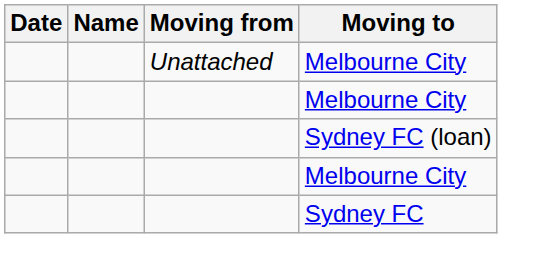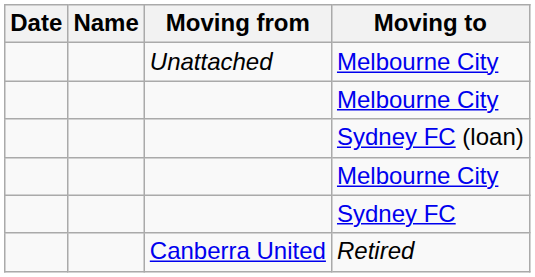+ row: (238, 251)
